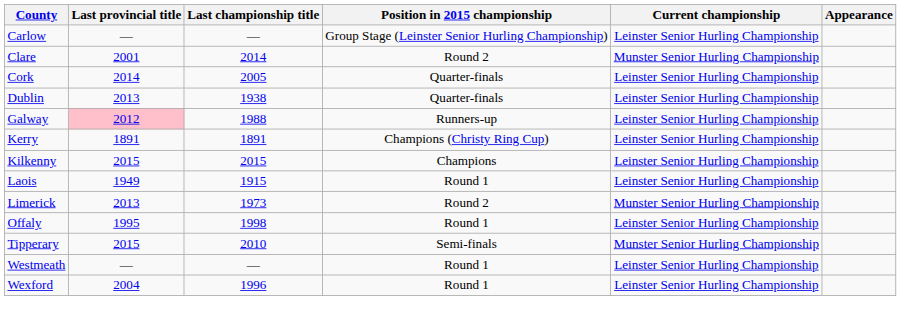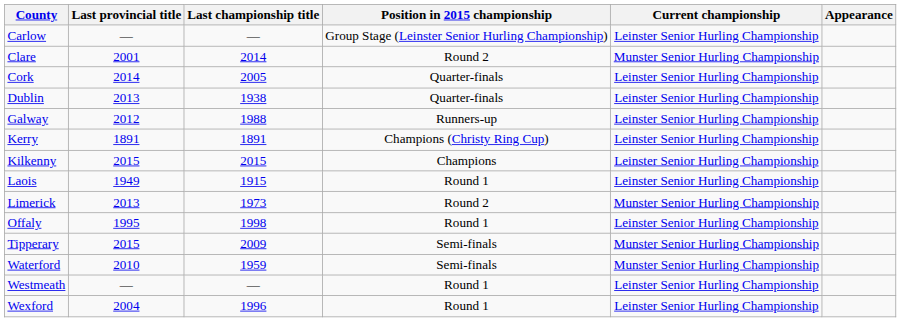(126, 118) pink background -> (126, 118) no background
(253, 243) 2010 -> (253, 243) 2009
+ row: (34, 264)
